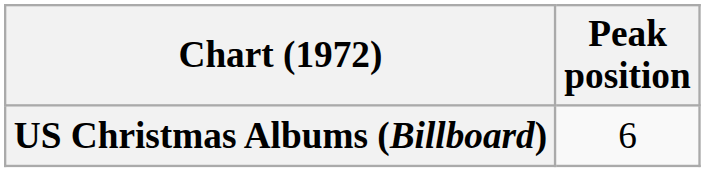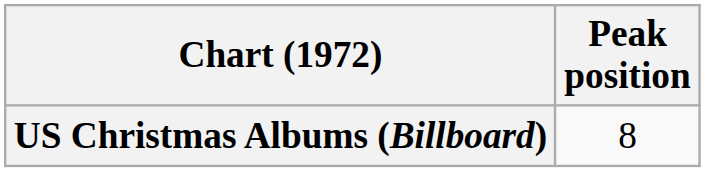(628, 135) 6 -> (628, 135) 8
